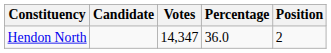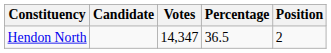(217, 37) 36.0 -> (217, 37) 36.5
